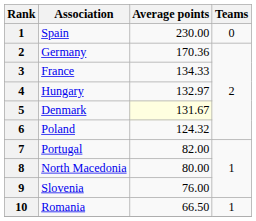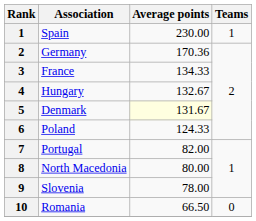(232, 33) 0 -> (232, 33) 1
(193, 91) 132.97 -> (193, 91) 132.67
(193, 129) 124.32 -> (193, 129) 124.33
(196, 187) 76.00 -> (196, 187) 78.00
(232, 206) 1 -> (232, 206) 0
